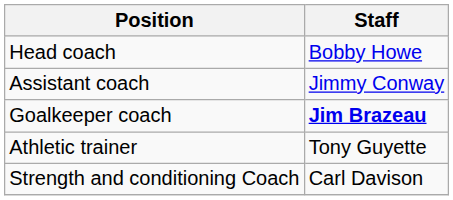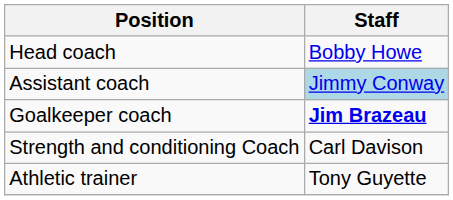(376, 83) no background -> (376, 83) lightblue background
rows swapped: (73, 147) <-> (154, 178)
